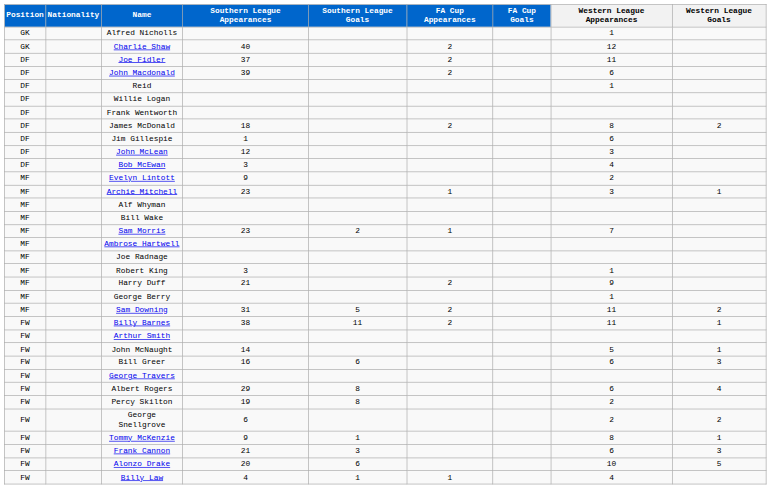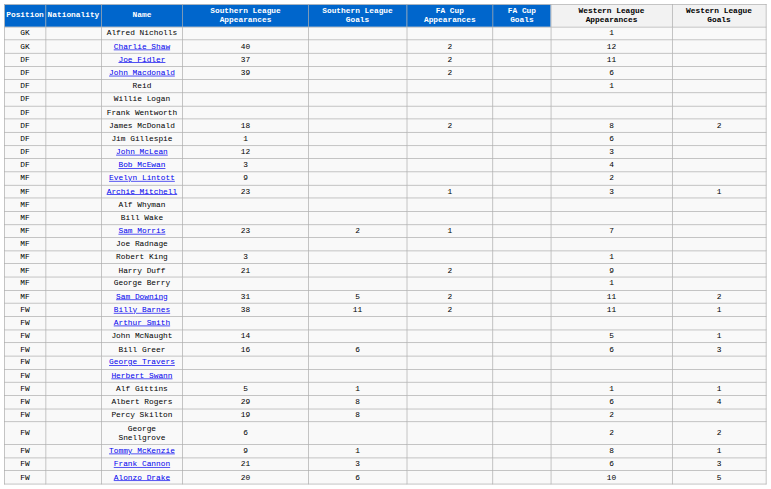- row: (142, 244)
+ row: (142, 376)
+ row: (142, 389)
- row: (142, 477)
